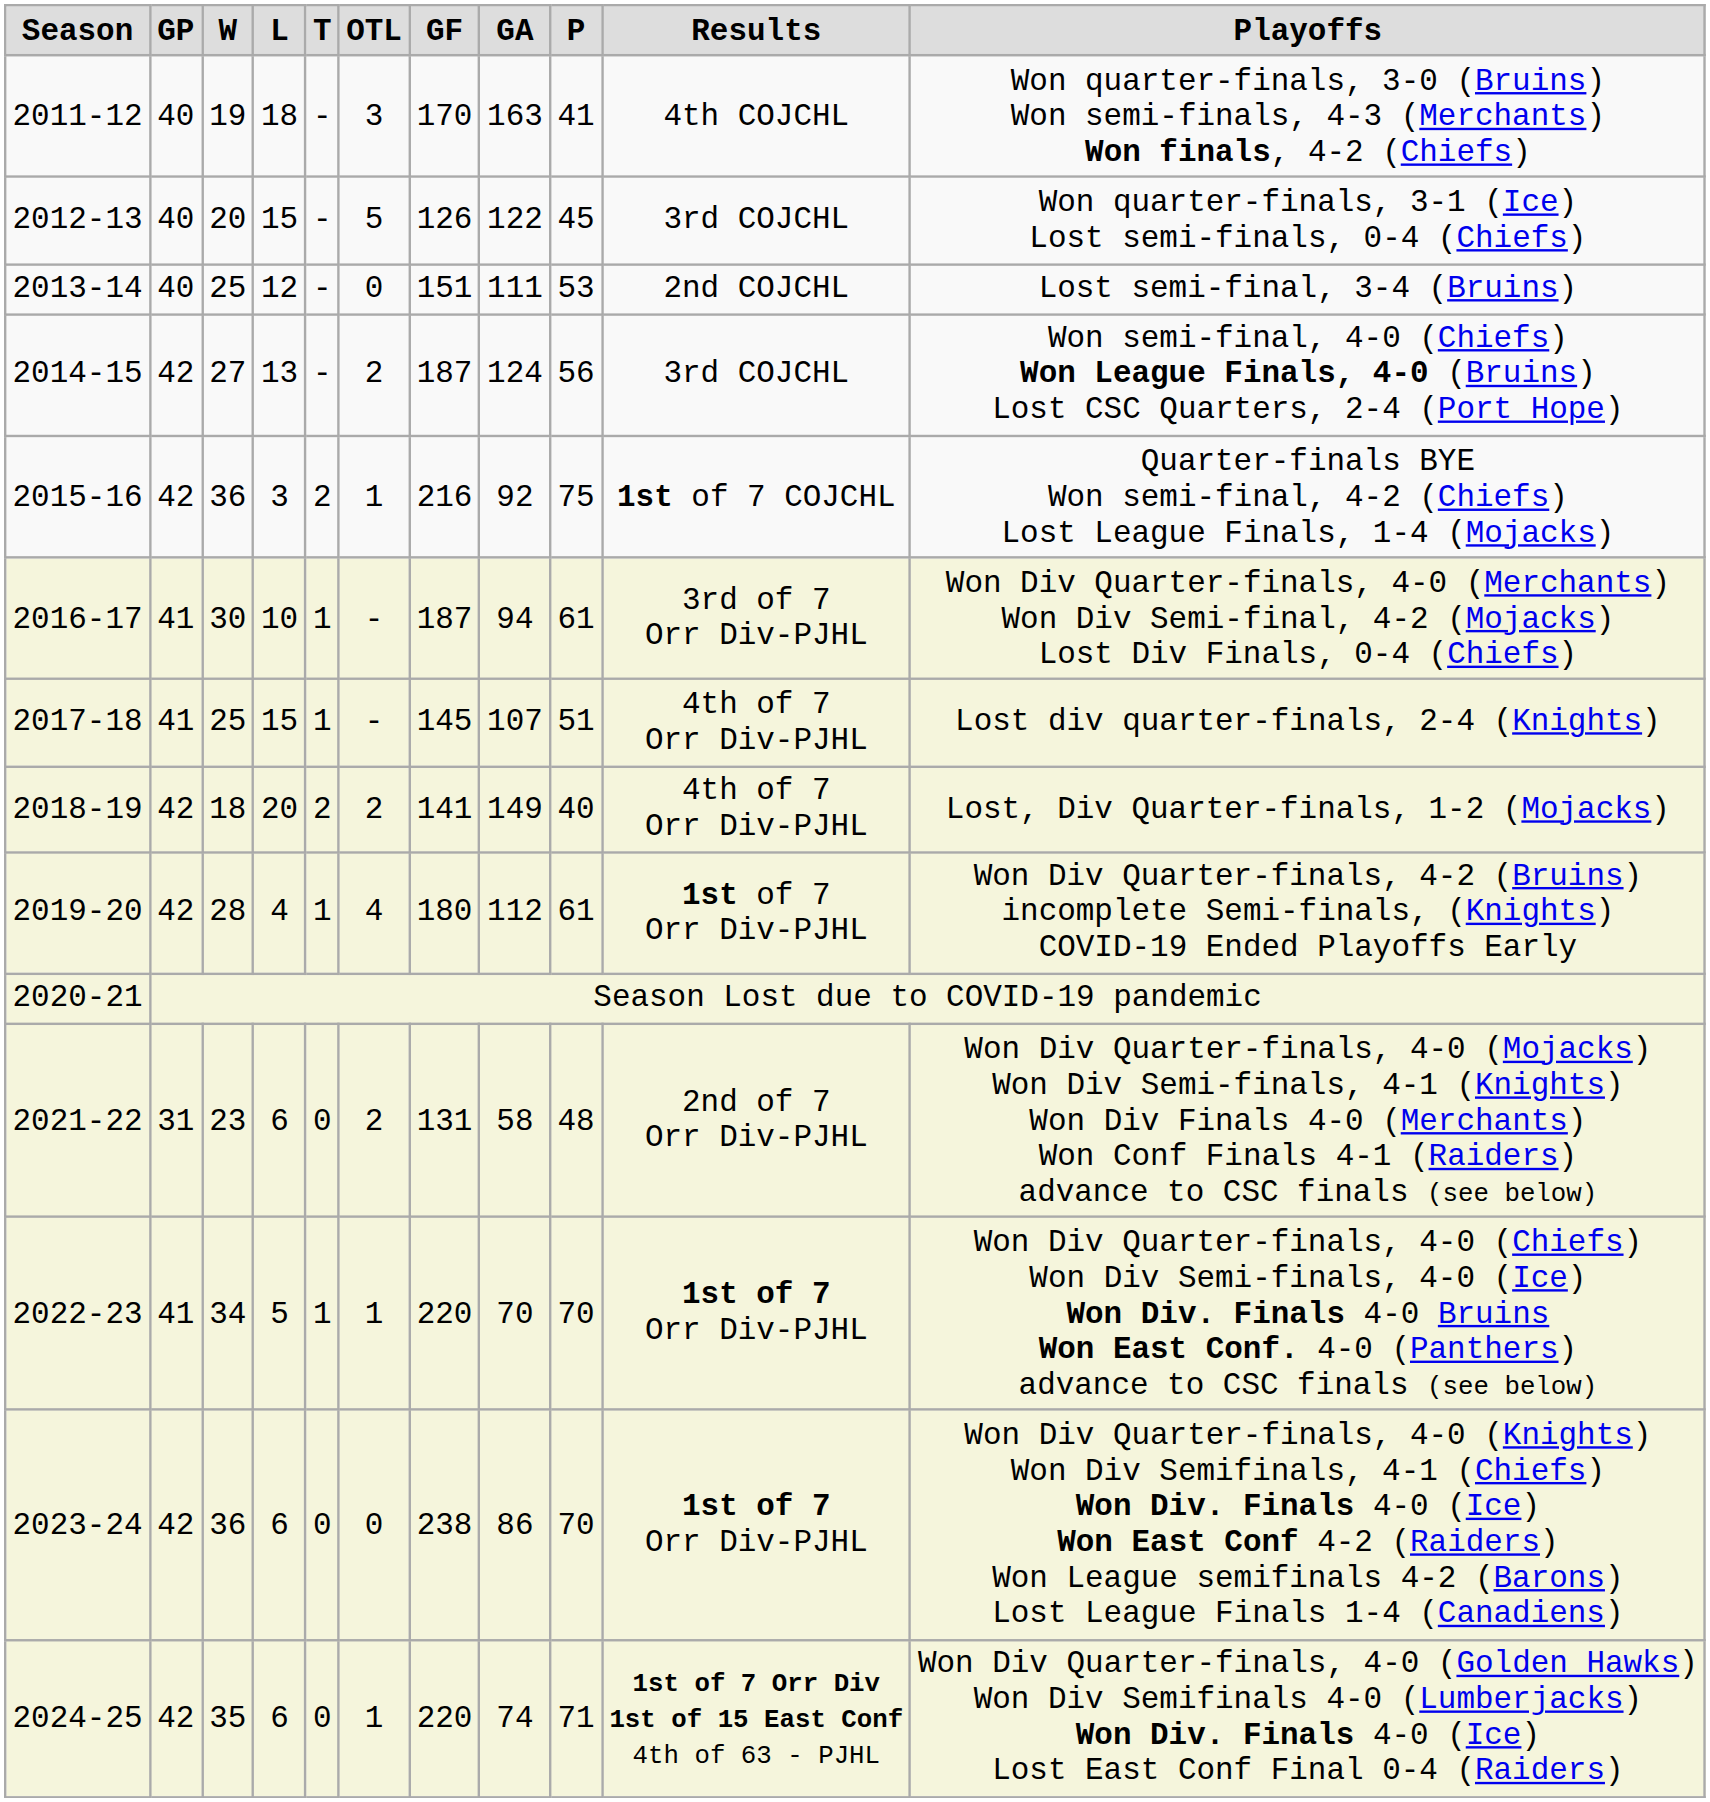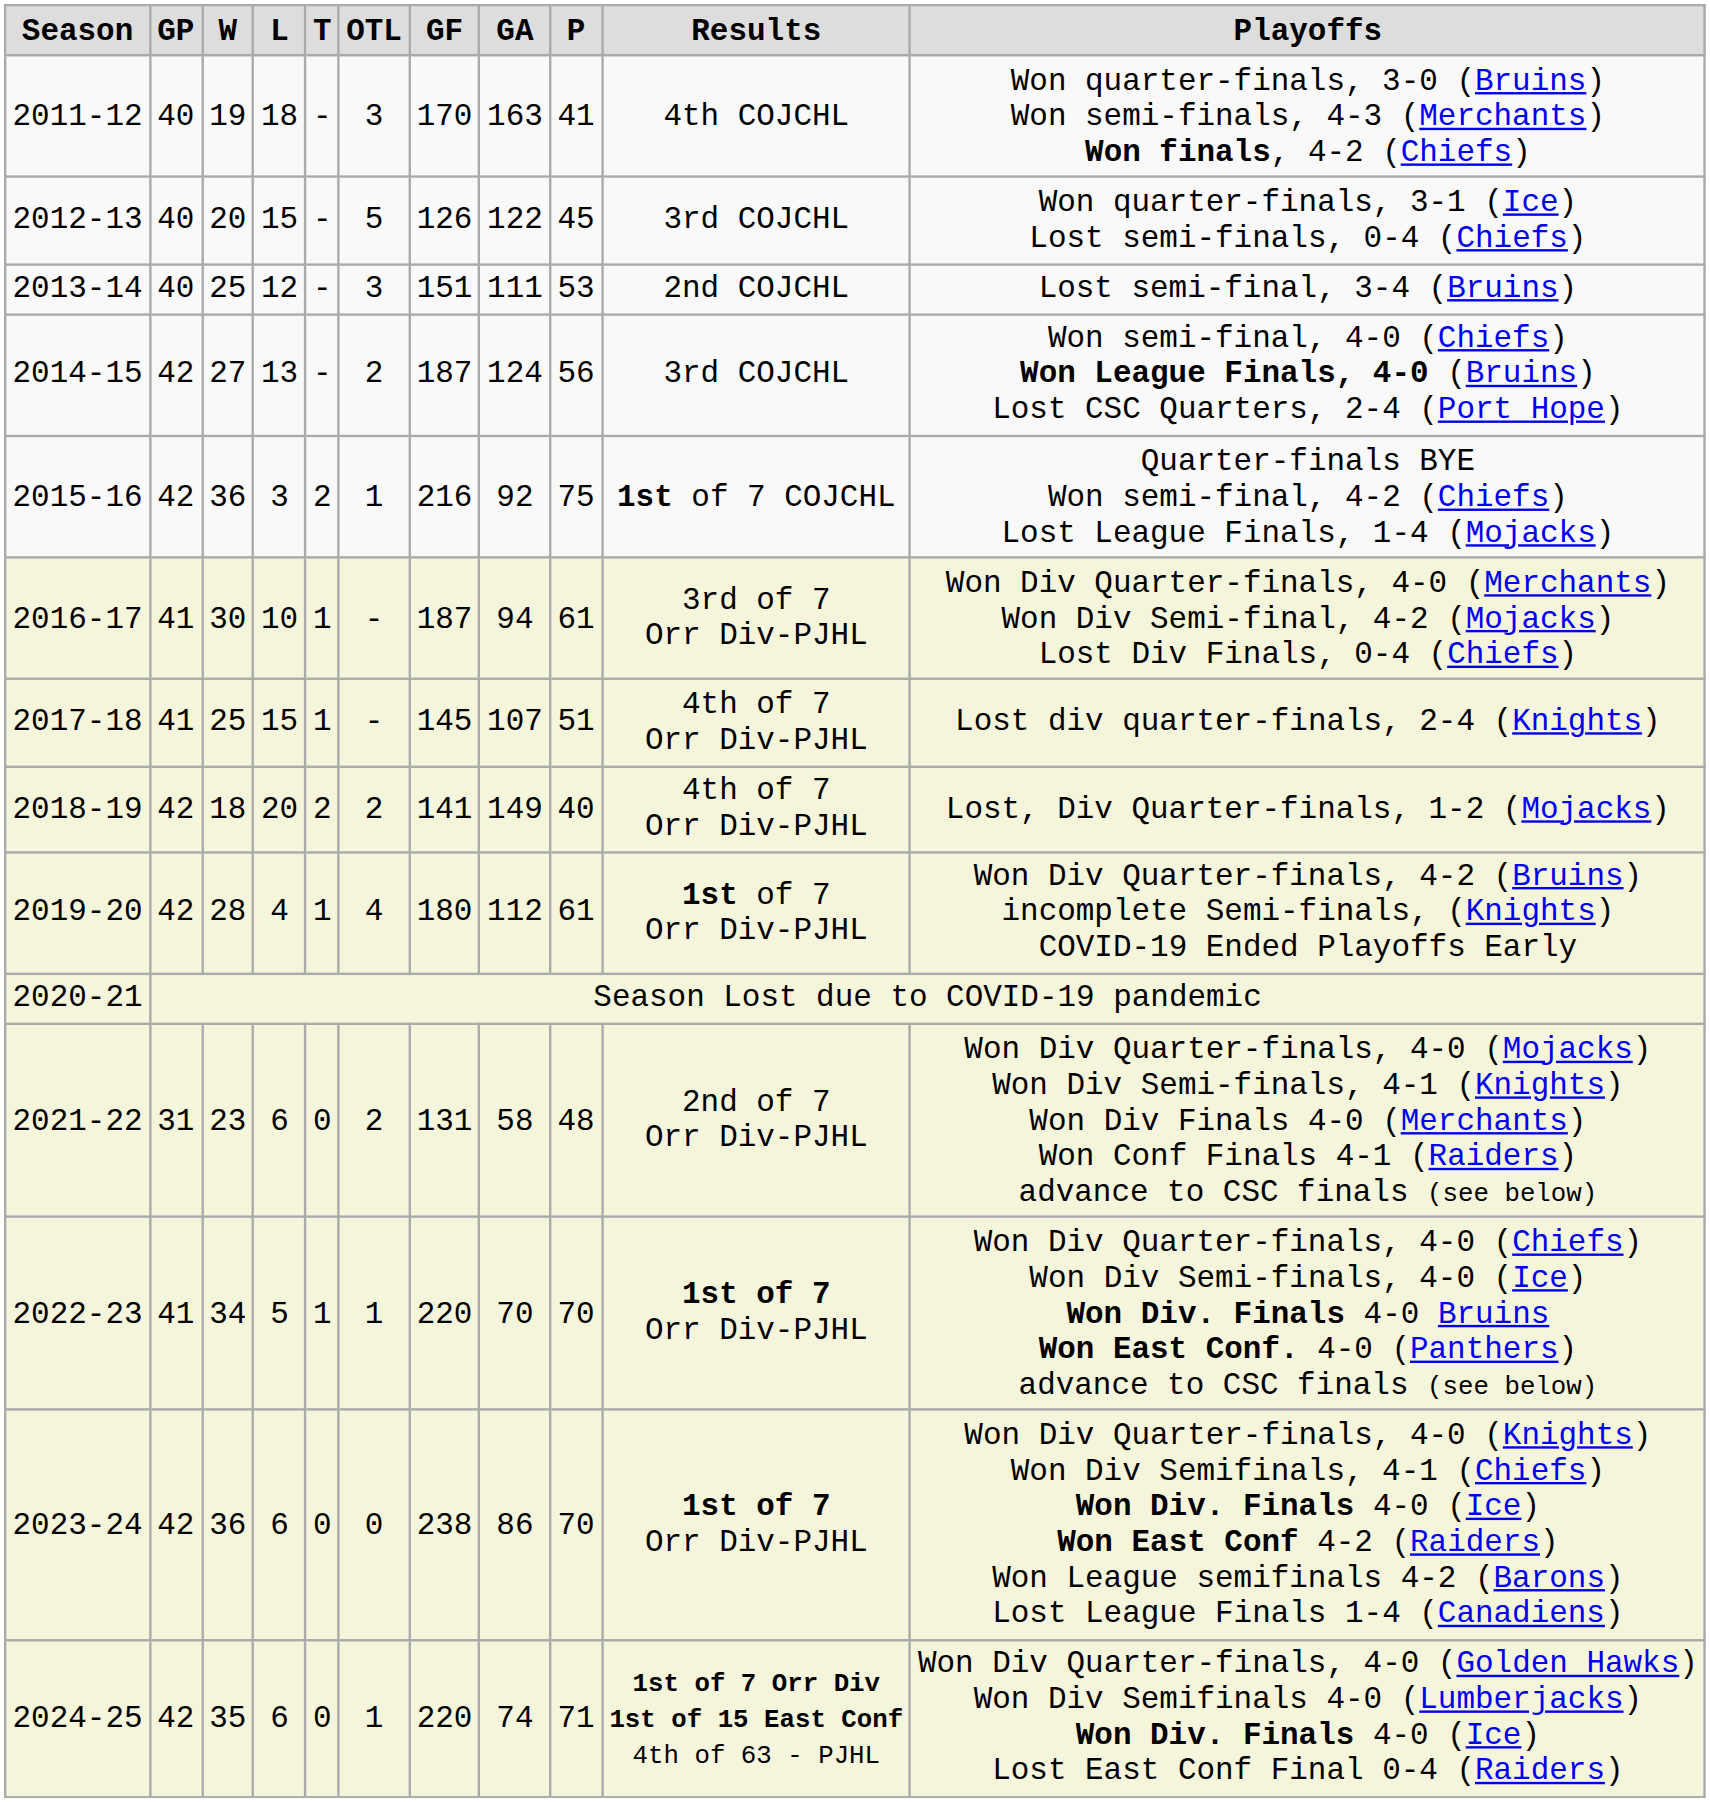(374, 289) 0 -> (374, 289) 3
